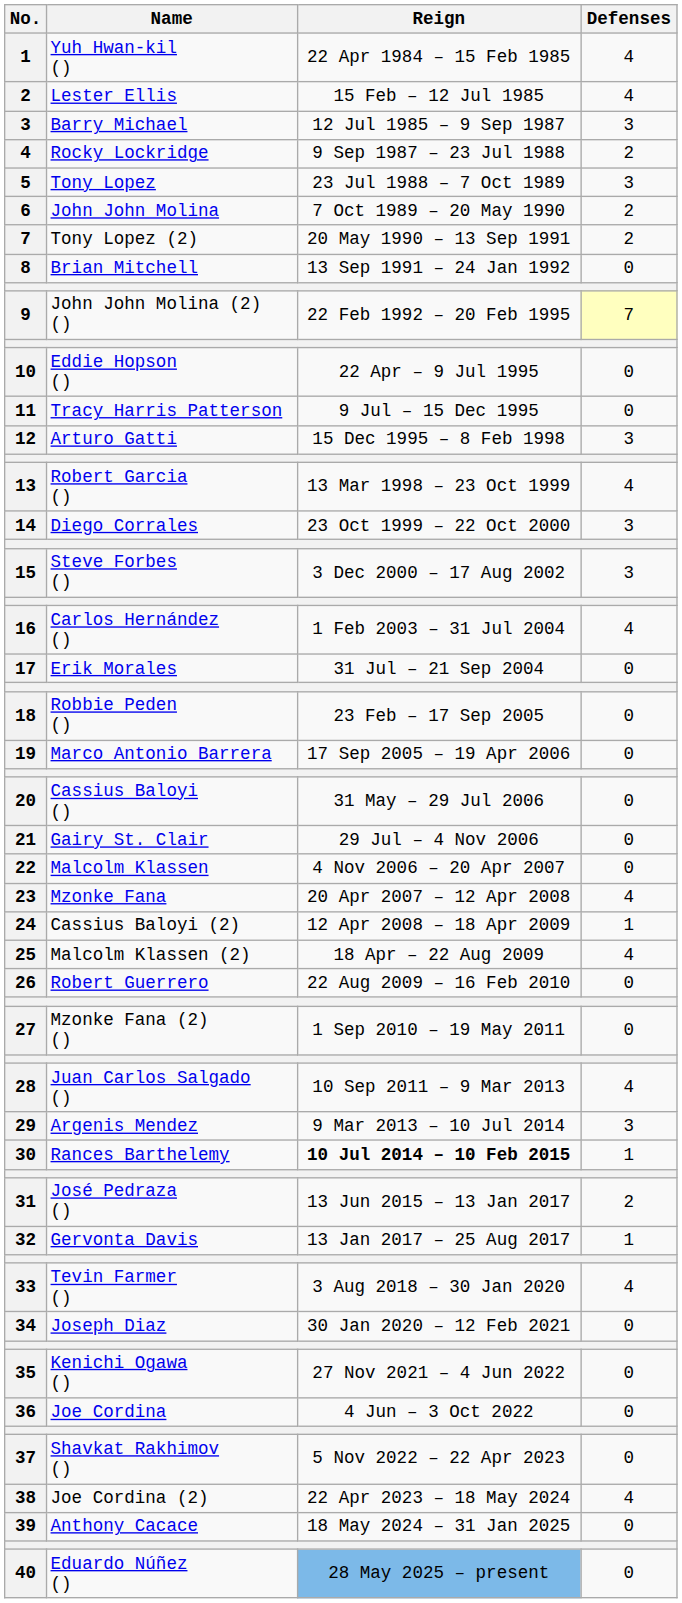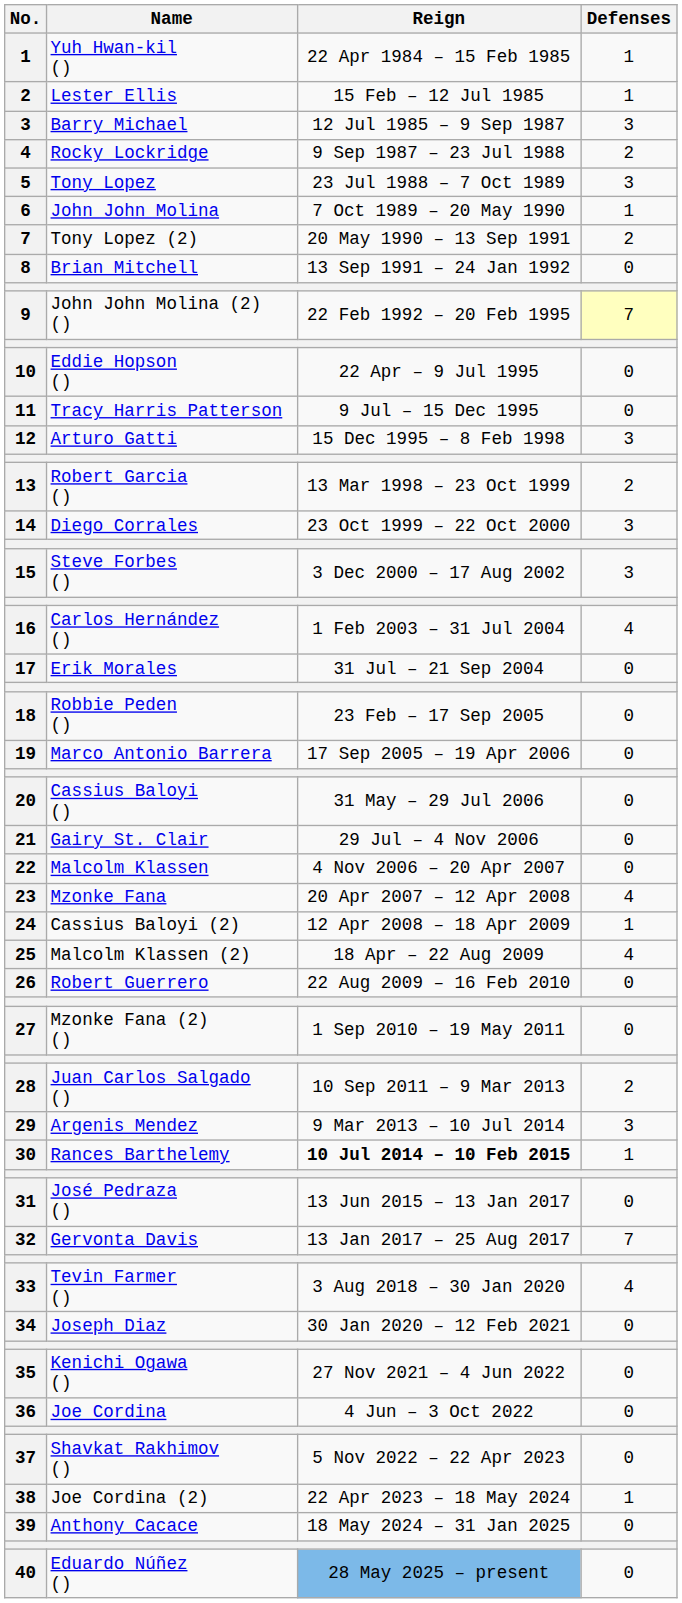(629, 58) 4 -> (629, 58) 1
(629, 96) 4 -> (629, 96) 1
(629, 211) 2 -> (629, 211) 1
(629, 487) 4 -> (629, 487) 2
(629, 1087) 4 -> (629, 1087) 2
(629, 1202) 2 -> (629, 1202) 0
(629, 1241) 1 -> (629, 1241) 7
(629, 1498) 4 -> (629, 1498) 1
